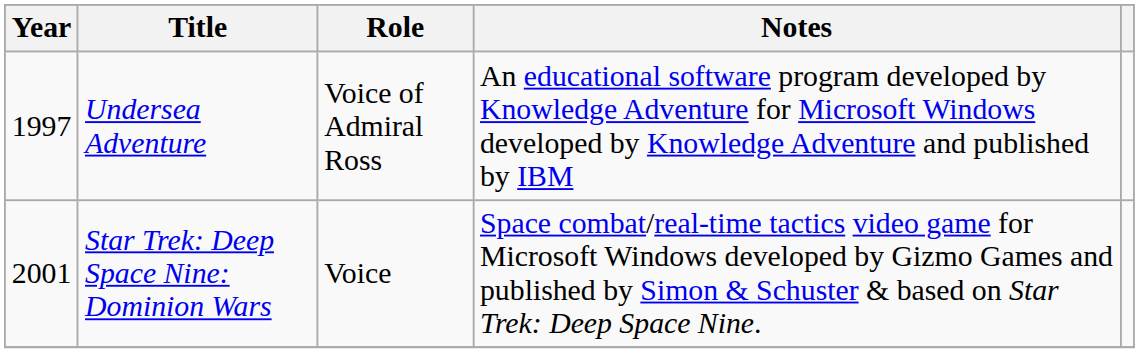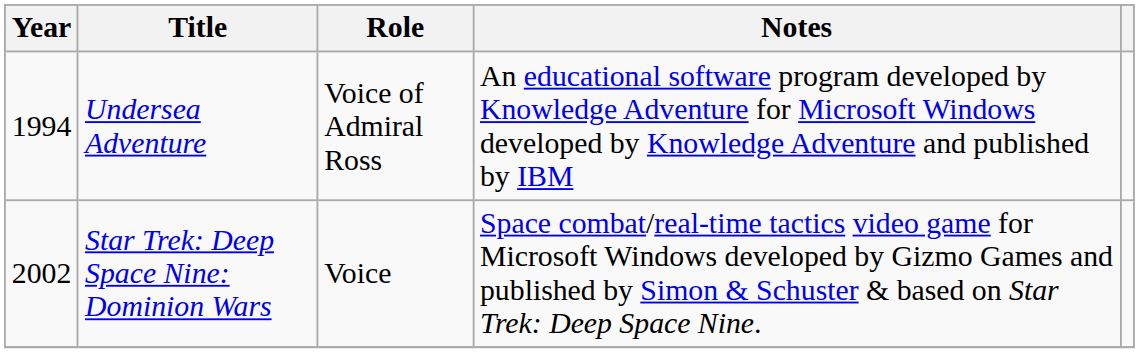(42, 125) 1997 -> (42, 125) 1994
(42, 273) 2001 -> (42, 273) 2002
